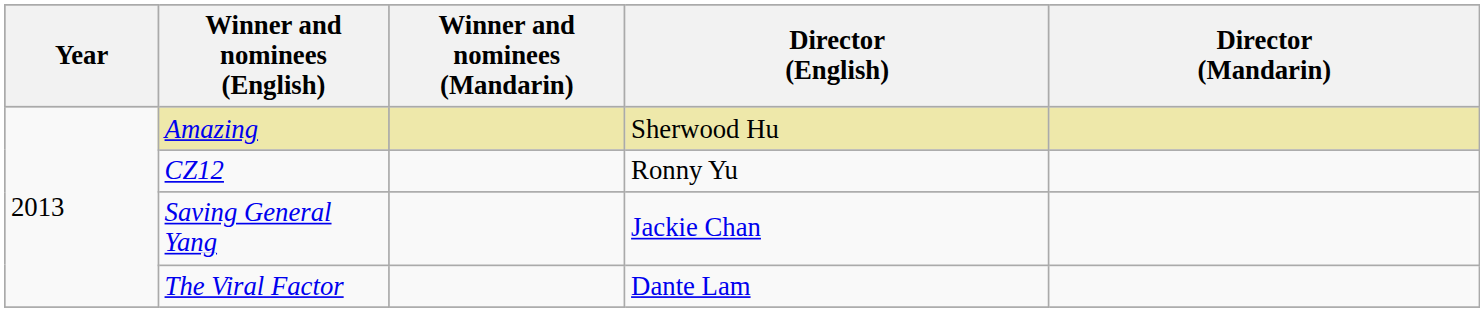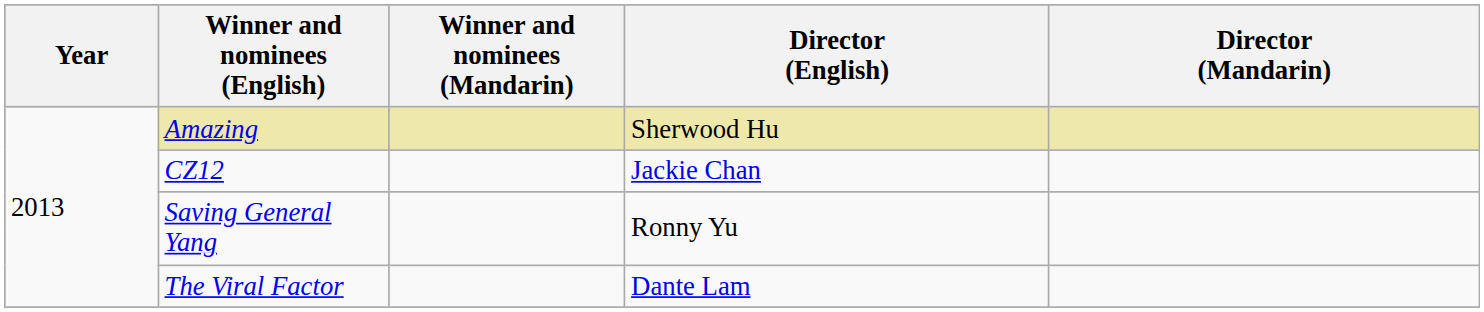(684, 170) Ronny Yu -> (696, 170) Jackie Chan
(696, 227) Jackie Chan -> (684, 227) Ronny Yu
